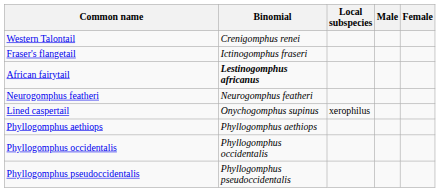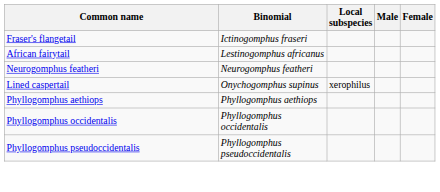- row: (41, 38)
(254, 75) bold -> (272, 54) normal
